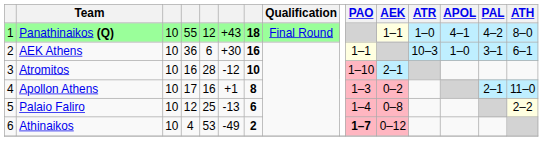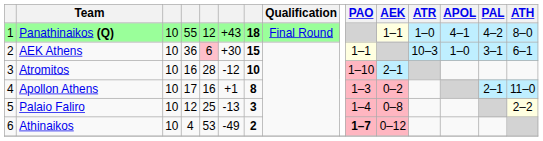(209, 51) no background -> (209, 51) pink background
(253, 51) 16 -> (253, 51) 15
(253, 107) 6 -> (253, 107) 3
